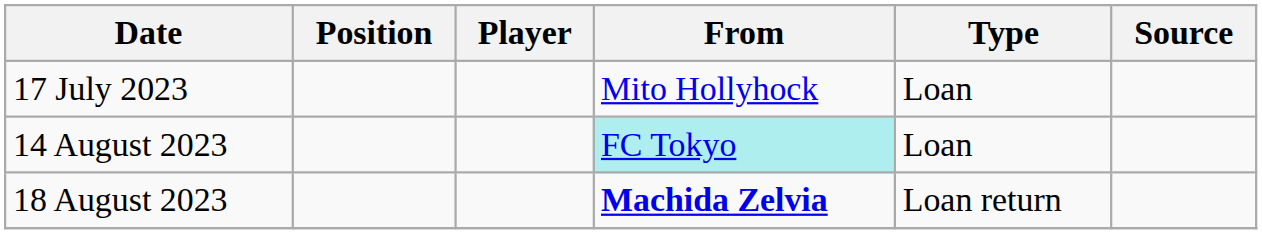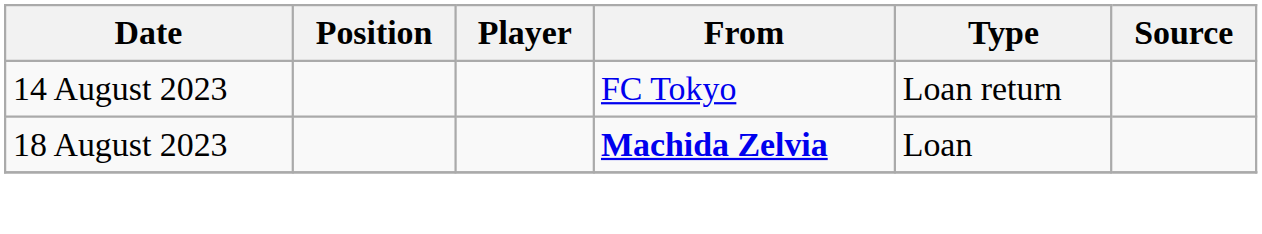- row: (100, 88)
(669, 144) paleturquoise background -> (669, 88) no background
(938, 144) Loan -> (982, 88) Loan return
(982, 200) Loan return -> (938, 144) Loan
